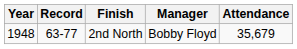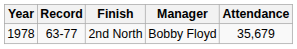(21, 33) 1948 -> (21, 33) 1978
